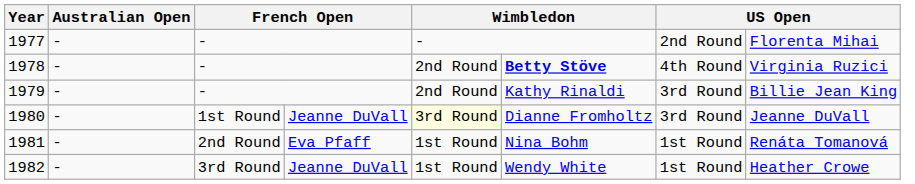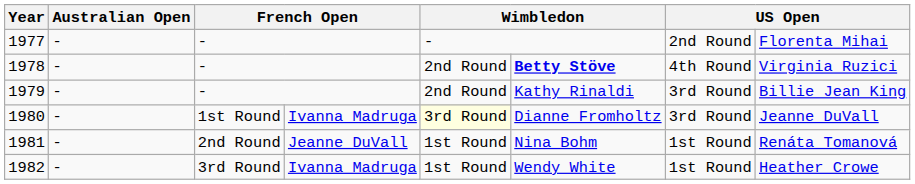(348, 117) Jeanne DuVall -> (352, 117) Ivanna Madruga
(329, 142) Eva Pfaff -> (348, 142) Jeanne DuVall
(348, 167) Jeanne DuVall -> (352, 167) Ivanna Madruga
